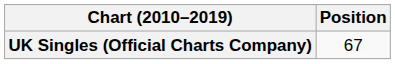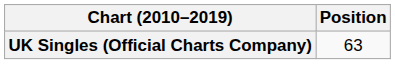(353, 44) 67 -> (353, 44) 63
